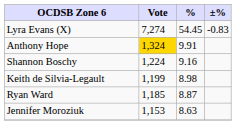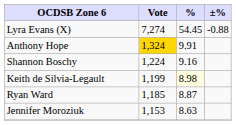(218, 29) -0.83 -> (218, 29) -0.88
(188, 78) no background -> (188, 78) lightyellow background
